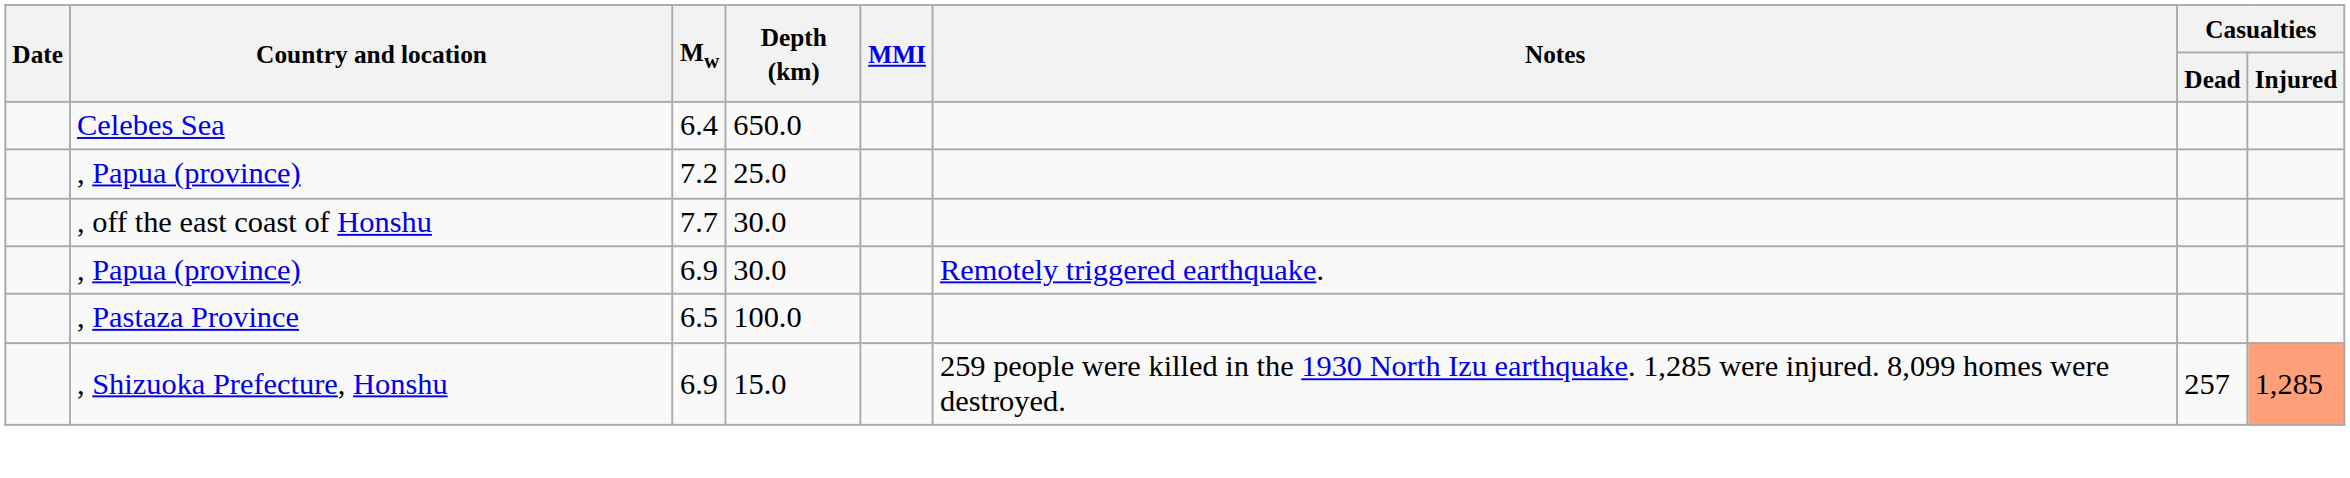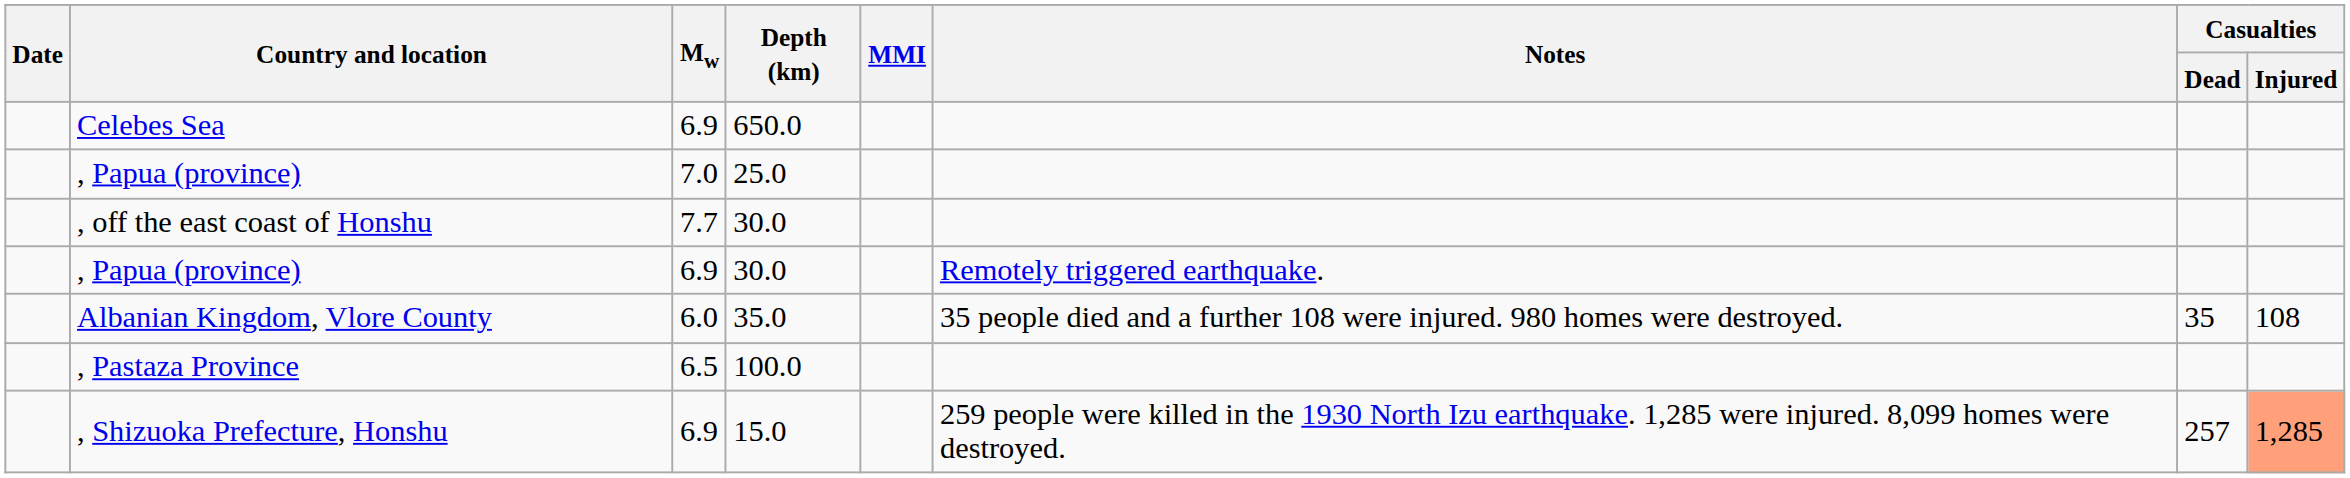(699, 125) 6.4 -> (699, 125) 6.9
(699, 173) 7.2 -> (699, 173) 7.0
+ row: (284, 317)
